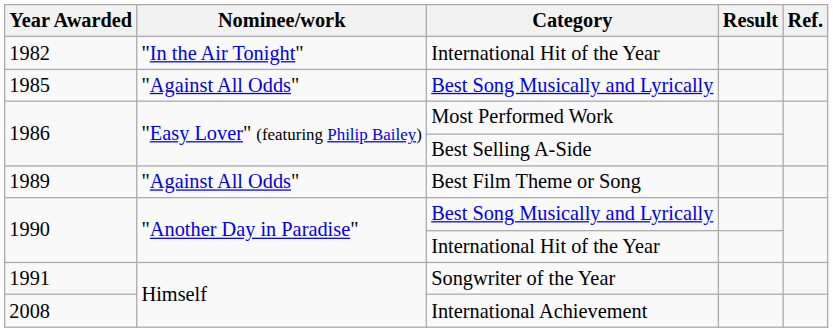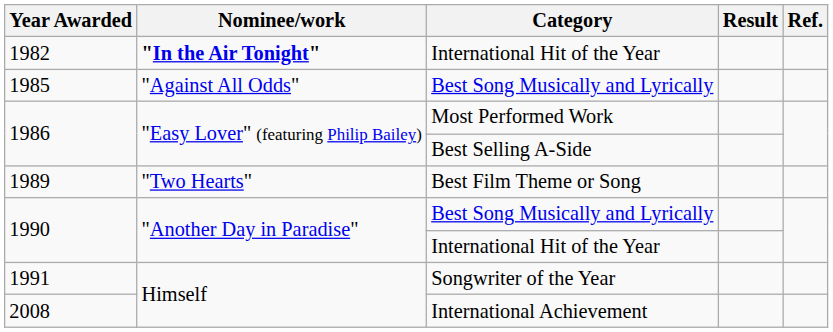(223, 52) normal -> (231, 52) bold
(220, 181) "Against All Odds" -> (197, 181) "Two Hearts"
